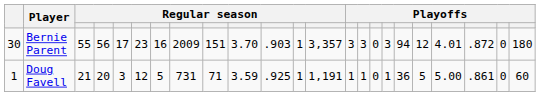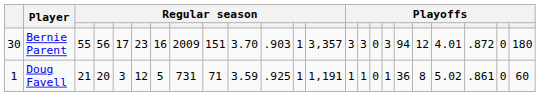(422, 75) 5 -> (422, 75) 8
(448, 75) 5.00 -> (448, 75) 5.02
